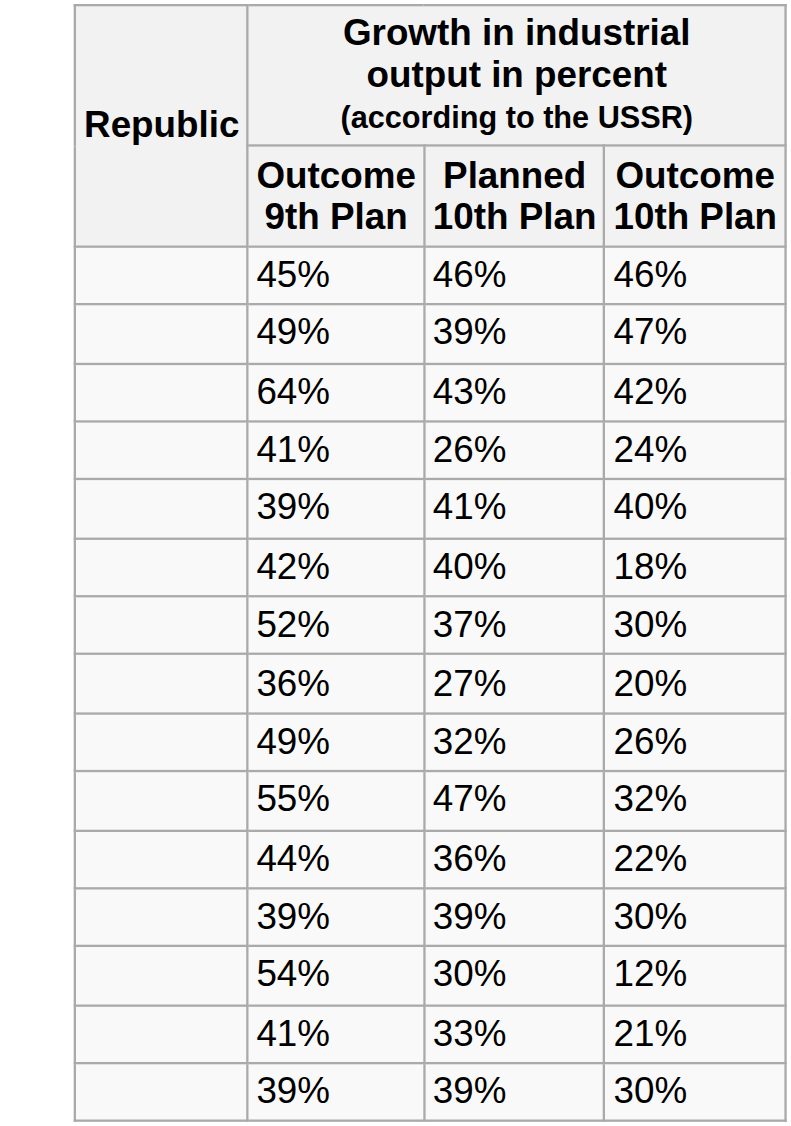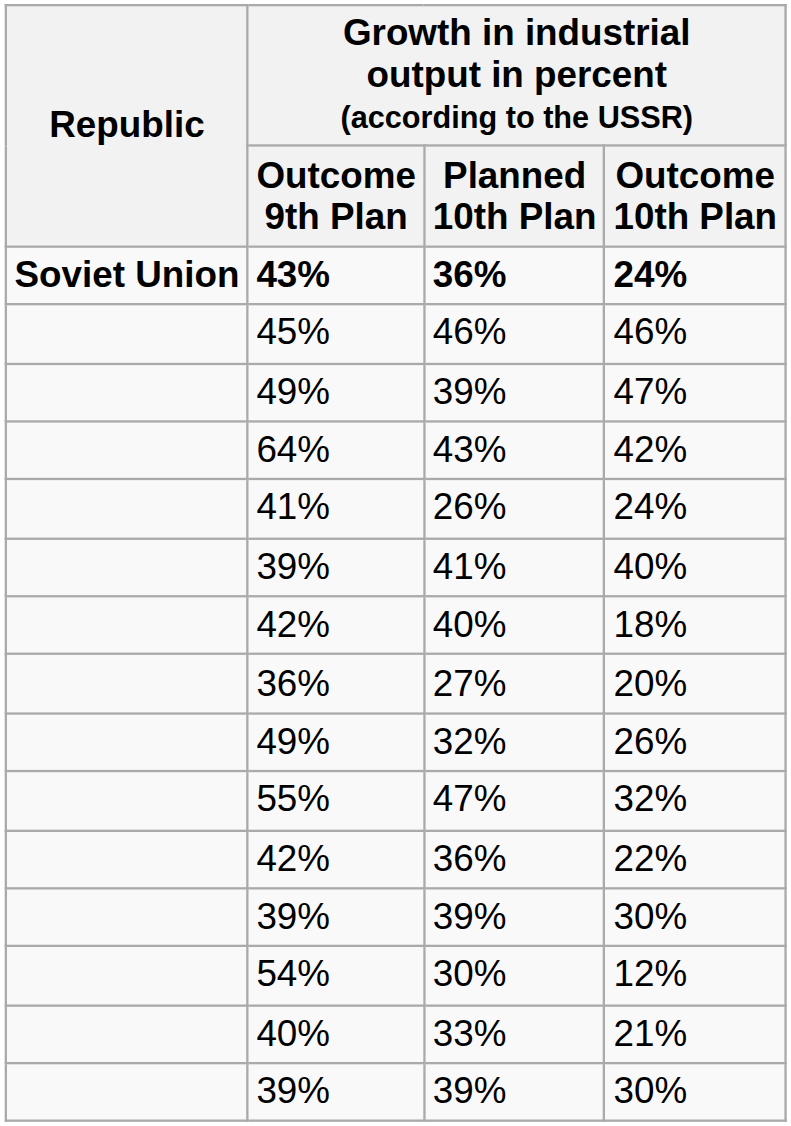+ row: (470, 274)
- row: (470, 624)
(293, 858) 44% -> (293, 858) 42%
(293, 1033) 41% -> (293, 1033) 40%
